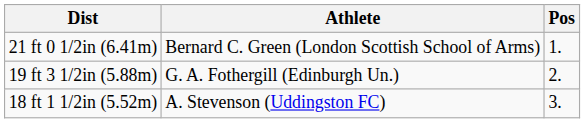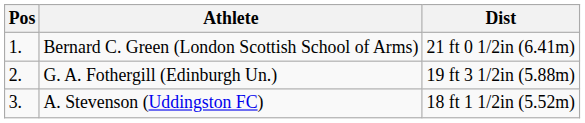columns swapped: (562, 18) <-> (83, 18)
